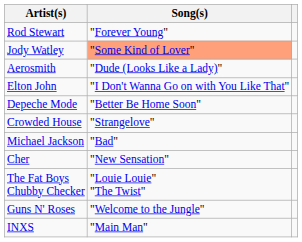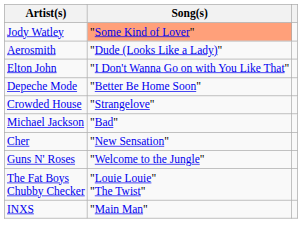- row: (36, 31)
rows swapped: (46, 184) <-> (41, 209)
